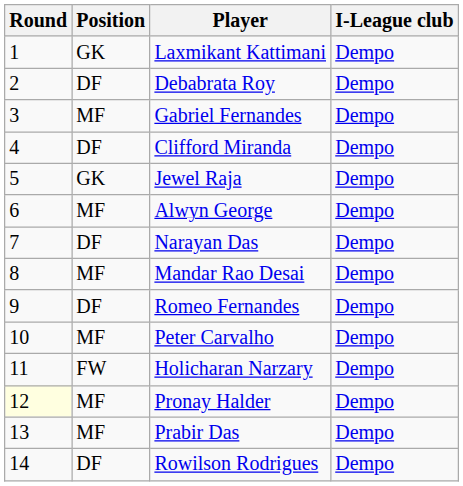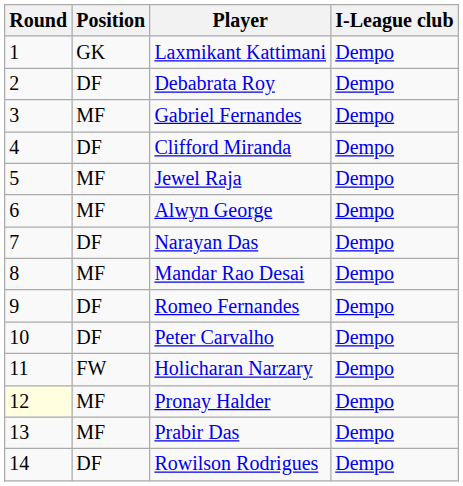(91, 178) GK -> (91, 178) MF
(91, 337) MF -> (89, 337) DF
